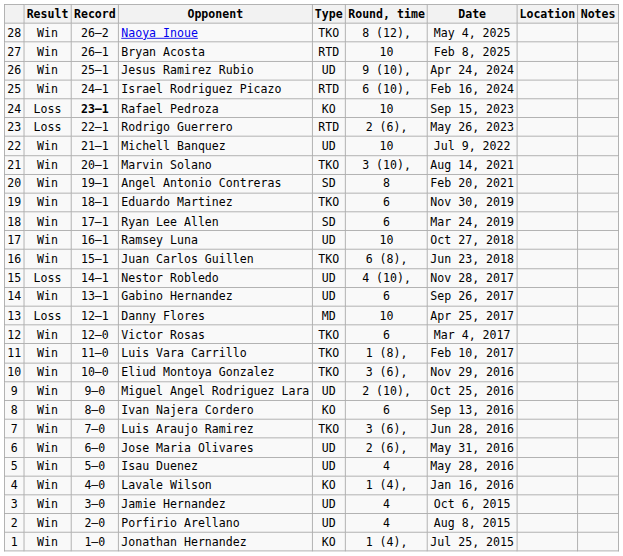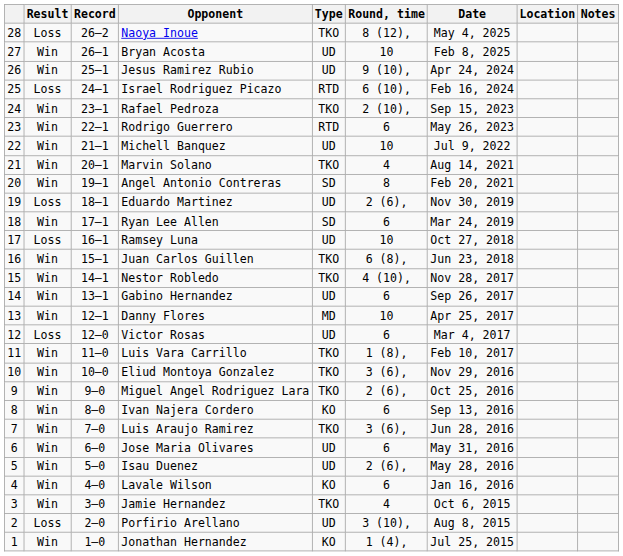(48, 33) Win -> (48, 33) Loss
(329, 52) RTD -> (329, 52) UD
(48, 89) Win -> (48, 89) Loss
(48, 108) Loss -> (48, 108) Win
(95, 108) bold -> (95, 108) normal
(329, 108) KO -> (329, 108) TKO
(387, 108) 10 -> (387, 108) 2 (10),
(48, 127) Loss -> (48, 127) Win
(387, 127) 2 (6), -> (387, 127) 6
(387, 165) 3 (10), -> (387, 165) 4
(48, 202) Win -> (48, 202) Loss
(329, 202) TKO -> (329, 202) UD
(387, 202) 6 -> (387, 202) 2 (6),
(48, 240) Win -> (48, 240) Loss
(48, 278) Loss -> (48, 278) Win
(329, 278) UD -> (329, 278) TKO
(48, 316) Loss -> (48, 316) Win
(48, 334) Win -> (48, 334) Loss
(329, 334) TKO -> (329, 334) UD
(329, 391) UD -> (329, 391) TKO
(387, 391) 2 (10), -> (387, 391) 2 (6),
(387, 448) 2 (6), -> (387, 448) 6
(387, 466) 4 -> (387, 466) 2 (6),
(387, 485) 1 (4), -> (387, 485) 6
(329, 504) UD -> (329, 504) TKO
(48, 523) Win -> (48, 523) Loss
(387, 523) 4 -> (387, 523) 3 (10),
